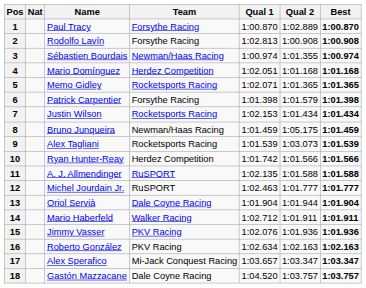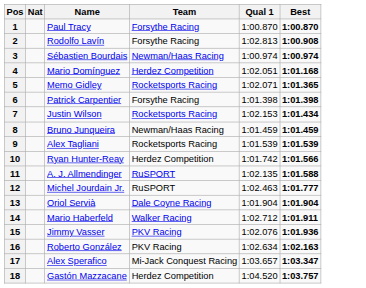- column: (300, 12)
(172, 276) Dale Coyne Racing -> (173, 276) Herdez Competition
